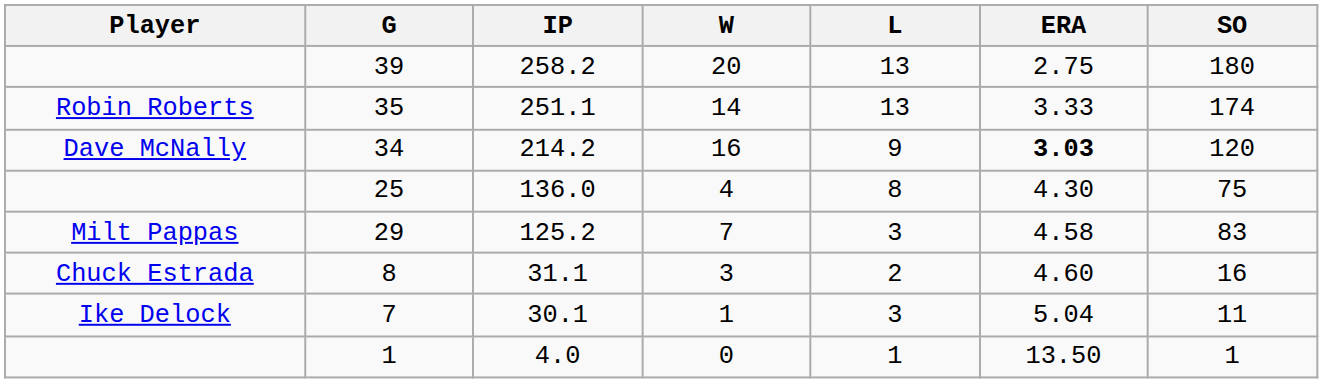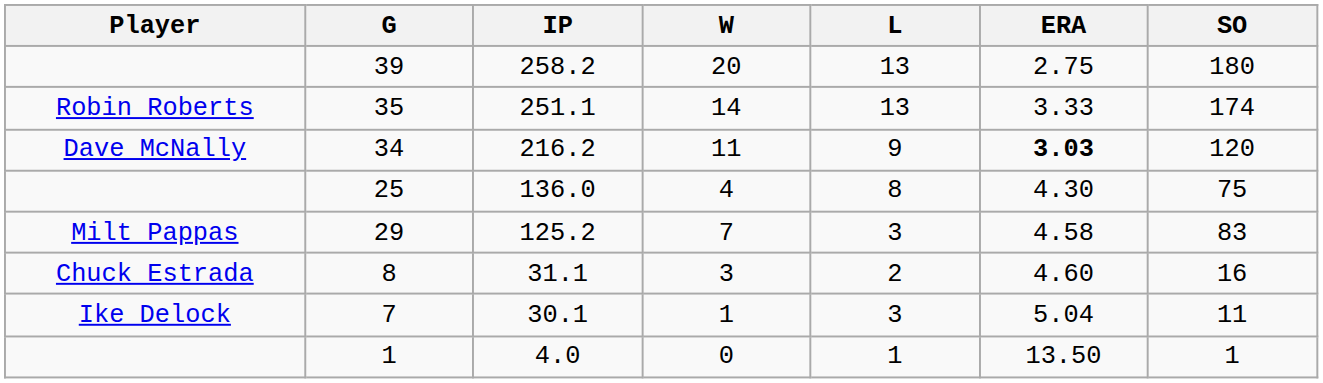(558, 150) 214.2 -> (558, 150) 216.2
(726, 150) 16 -> (726, 150) 11
